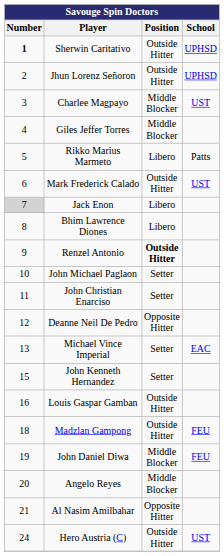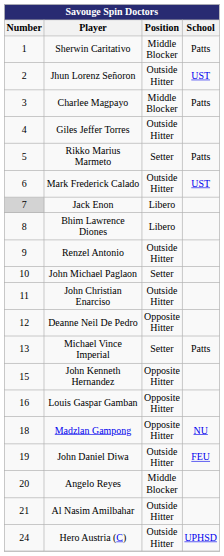(24, 49) bold -> (24, 49) normal
(162, 49) Outside Hitter -> (162, 49) Middle Blocker
(201, 49) UPHSD -> (201, 49) Patts
(201, 76) UPHSD -> (201, 76) UST
(201, 103) UST -> (201, 103) Patts
(162, 130) Middle Blocker -> (162, 130) Outside Hitter
(162, 156) Libero -> (162, 156) Setter
(162, 253) bold -> (162, 253) normal
(162, 296) Setter -> (162, 296) Outside Hitter
(201, 349) EAC -> (201, 349) Patts
(162, 376) Setter -> (162, 376) Opposite Hitter
(162, 403) Outside Hitter -> (162, 403) Opposite Hitter
(162, 430) Outside Hitter -> (162, 430) Opposite Hitter
(201, 430) FEU -> (201, 430) NU
(162, 457) Middle Blocker -> (162, 457) Outside Hitter
(162, 511) Opposite Hitter -> (162, 511) Outside Hitter
(201, 538) UST -> (201, 538) UPHSD
